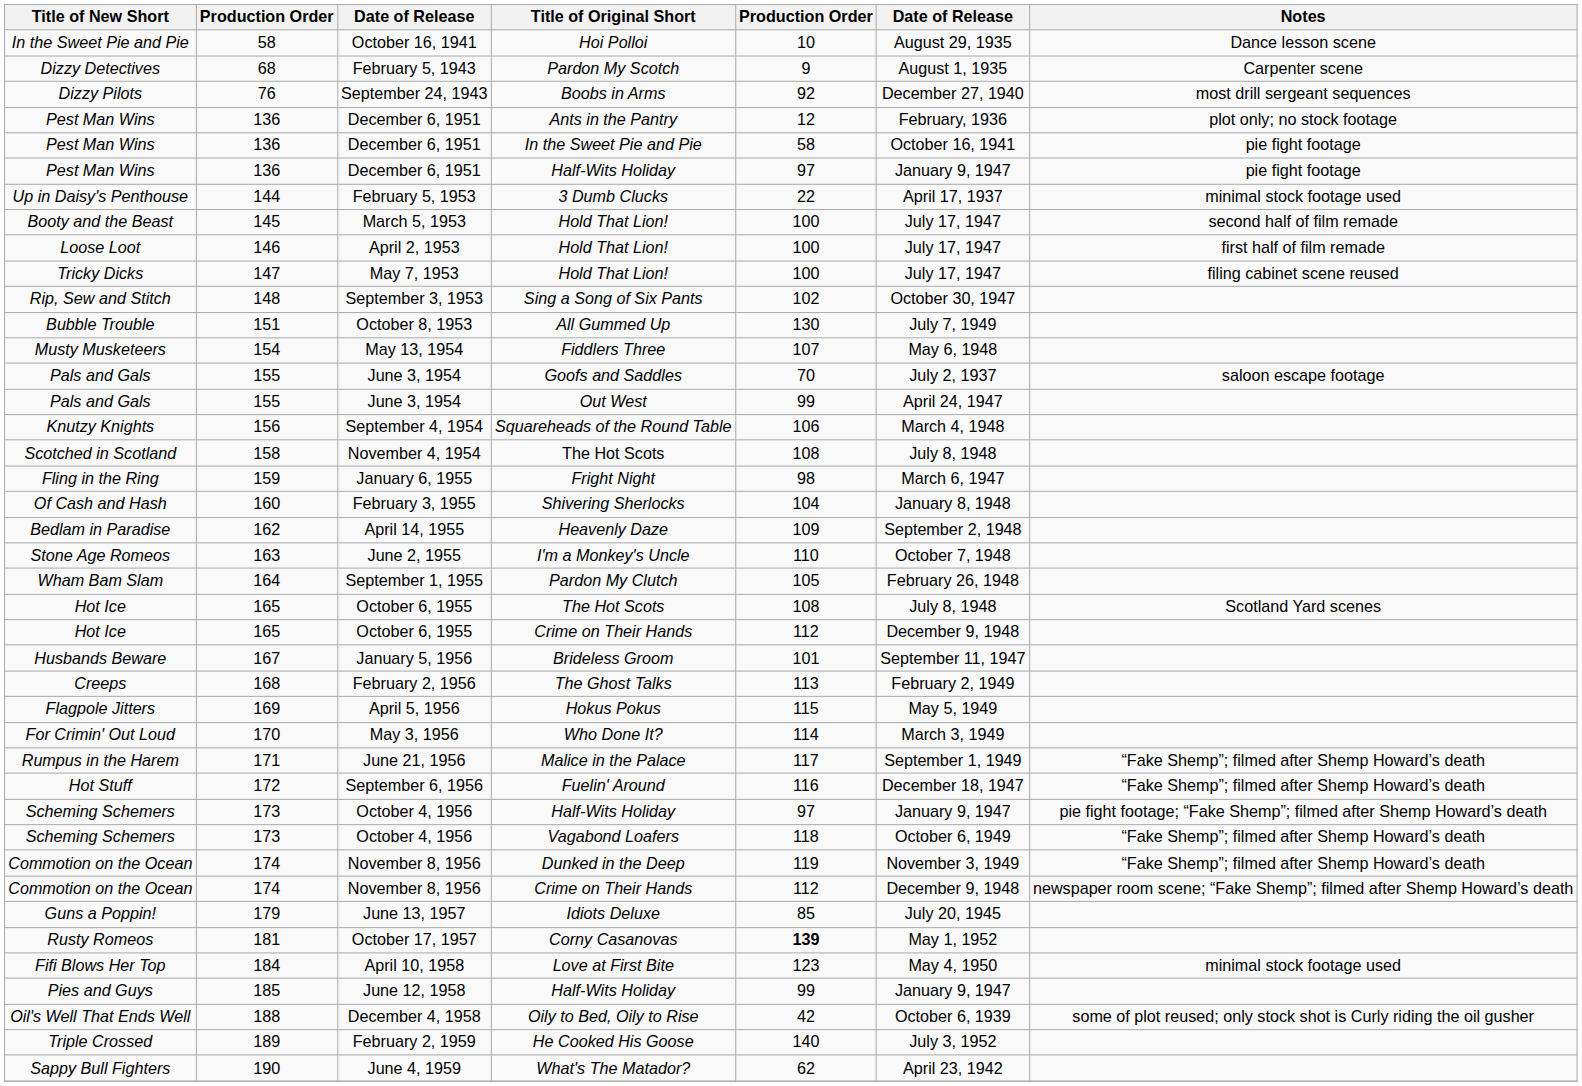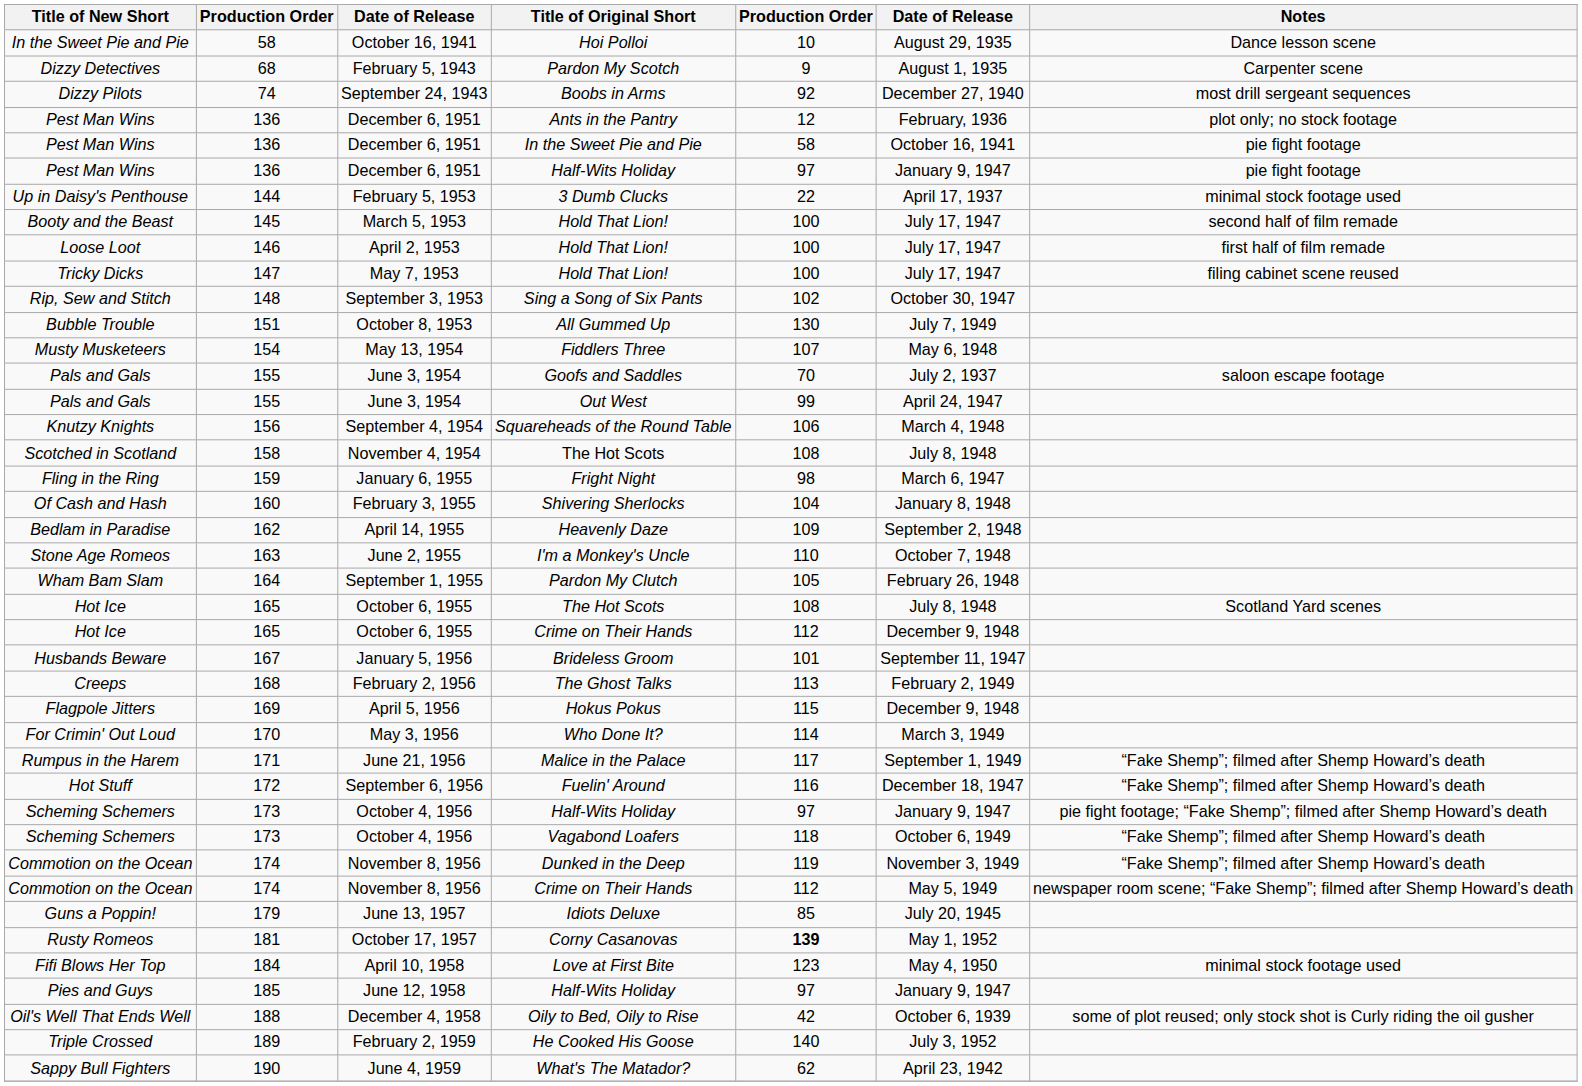(267, 94) 76 -> (267, 94) 74
(953, 709) May 5, 1949 -> (953, 709) December 9, 1948
(953, 888) December 9, 1948 -> (953, 888) May 5, 1949
(806, 991) 99 -> (806, 991) 97
